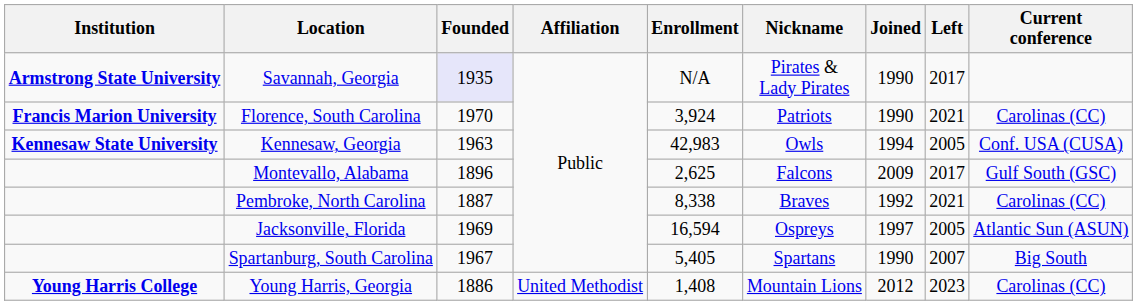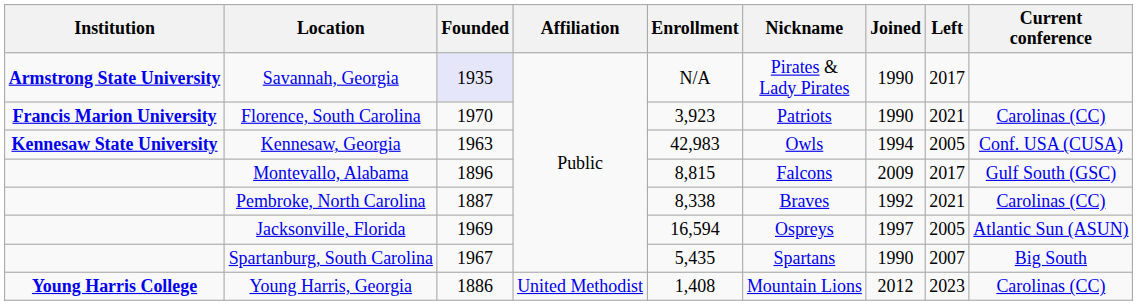(695, 115) 3,924 -> (695, 115) 3,923
(695, 172) 2,625 -> (695, 172) 8,815
(695, 257) 5,405 -> (695, 257) 5,435
